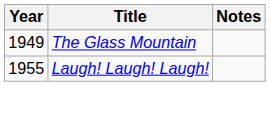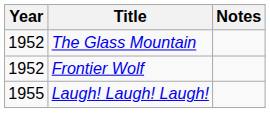(26, 42) 1949 -> (26, 42) 1952
+ row: (98, 68)
